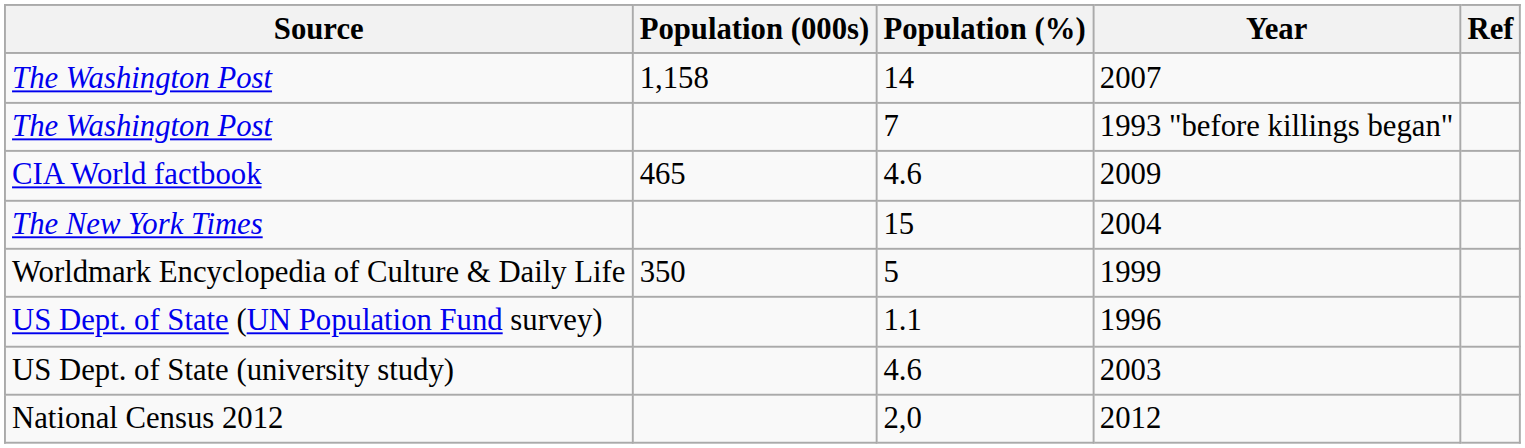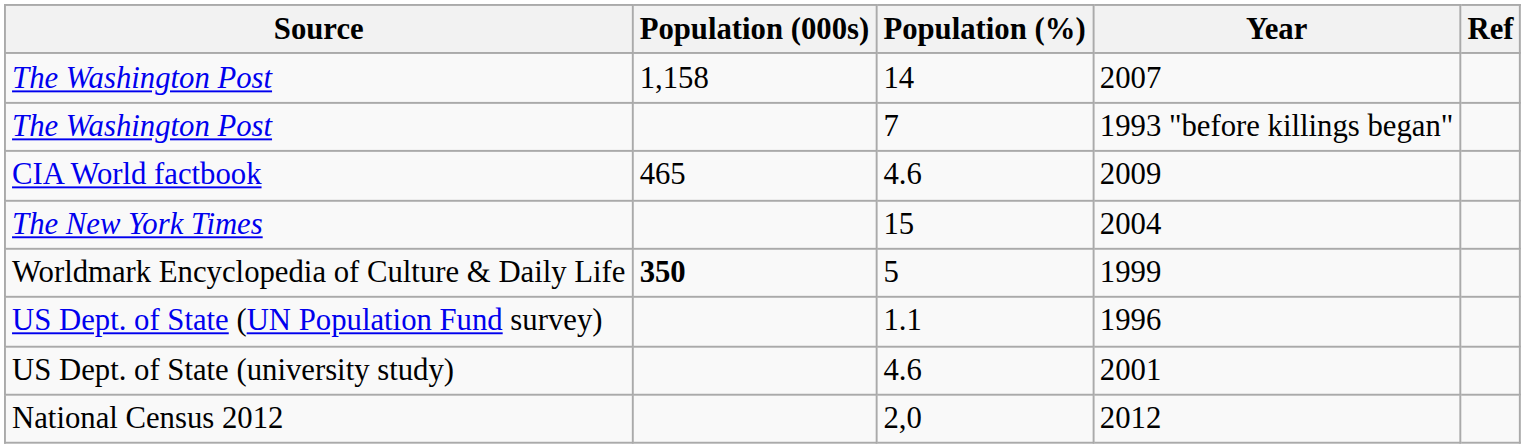(663, 272) normal -> (663, 272) bold
(1131, 369) 2003 -> (1131, 369) 2001
